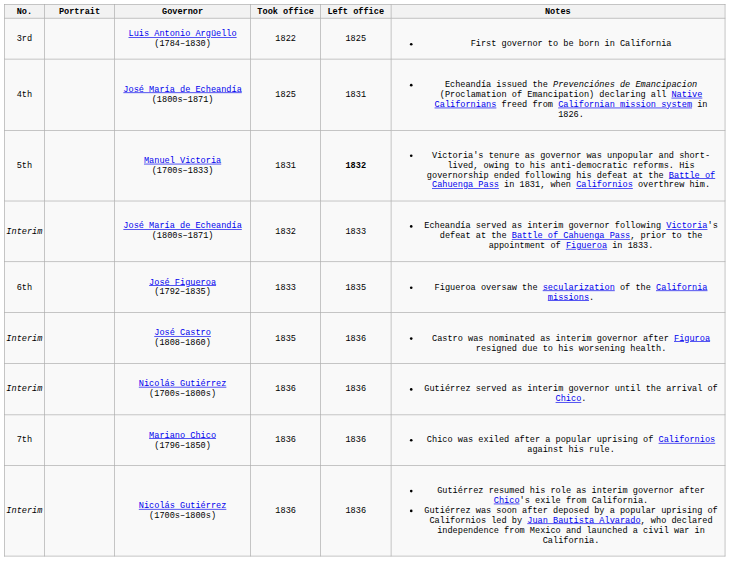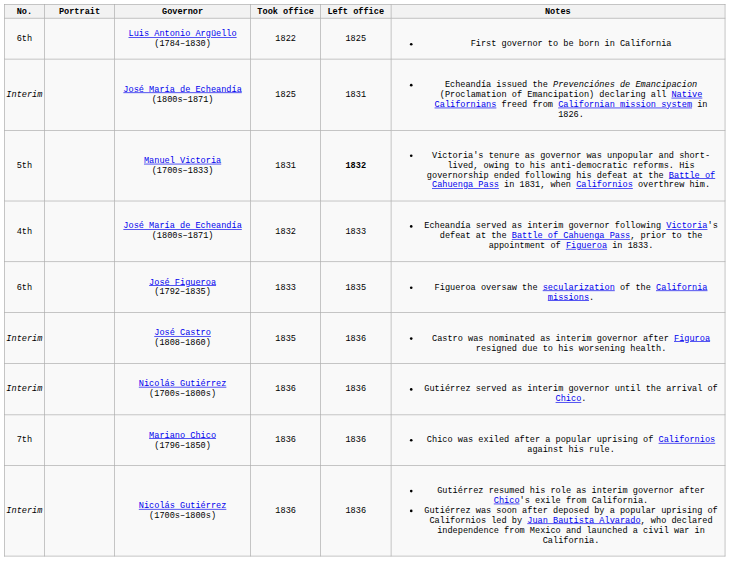(24, 39) 3rd -> (24, 39) 6th
(24, 95) 4th -> (24, 95) Interim
(24, 231) Interim -> (24, 231) 4th
